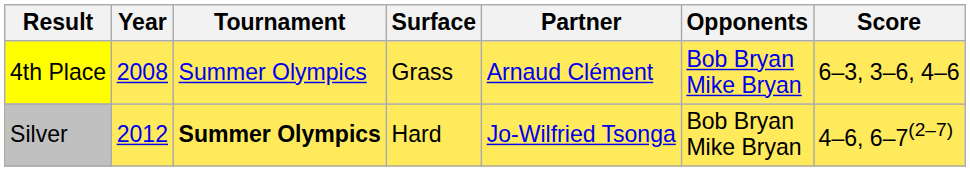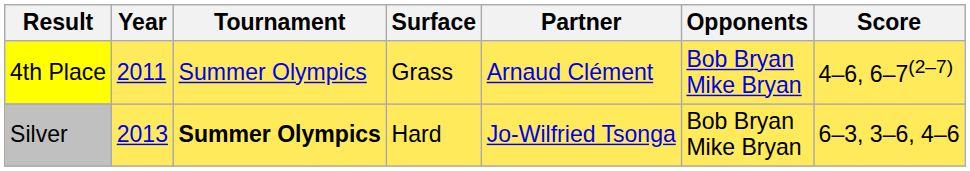(142, 72) 2008 -> (141, 72) 2011
(889, 72) 6–3, 3–6, 4–6 -> (886, 72) 4–6, 6–7(2–7)
(142, 134) 2012 -> (142, 134) 2013
(886, 134) 4–6, 6–7(2–7) -> (889, 134) 6–3, 3–6, 4–6
